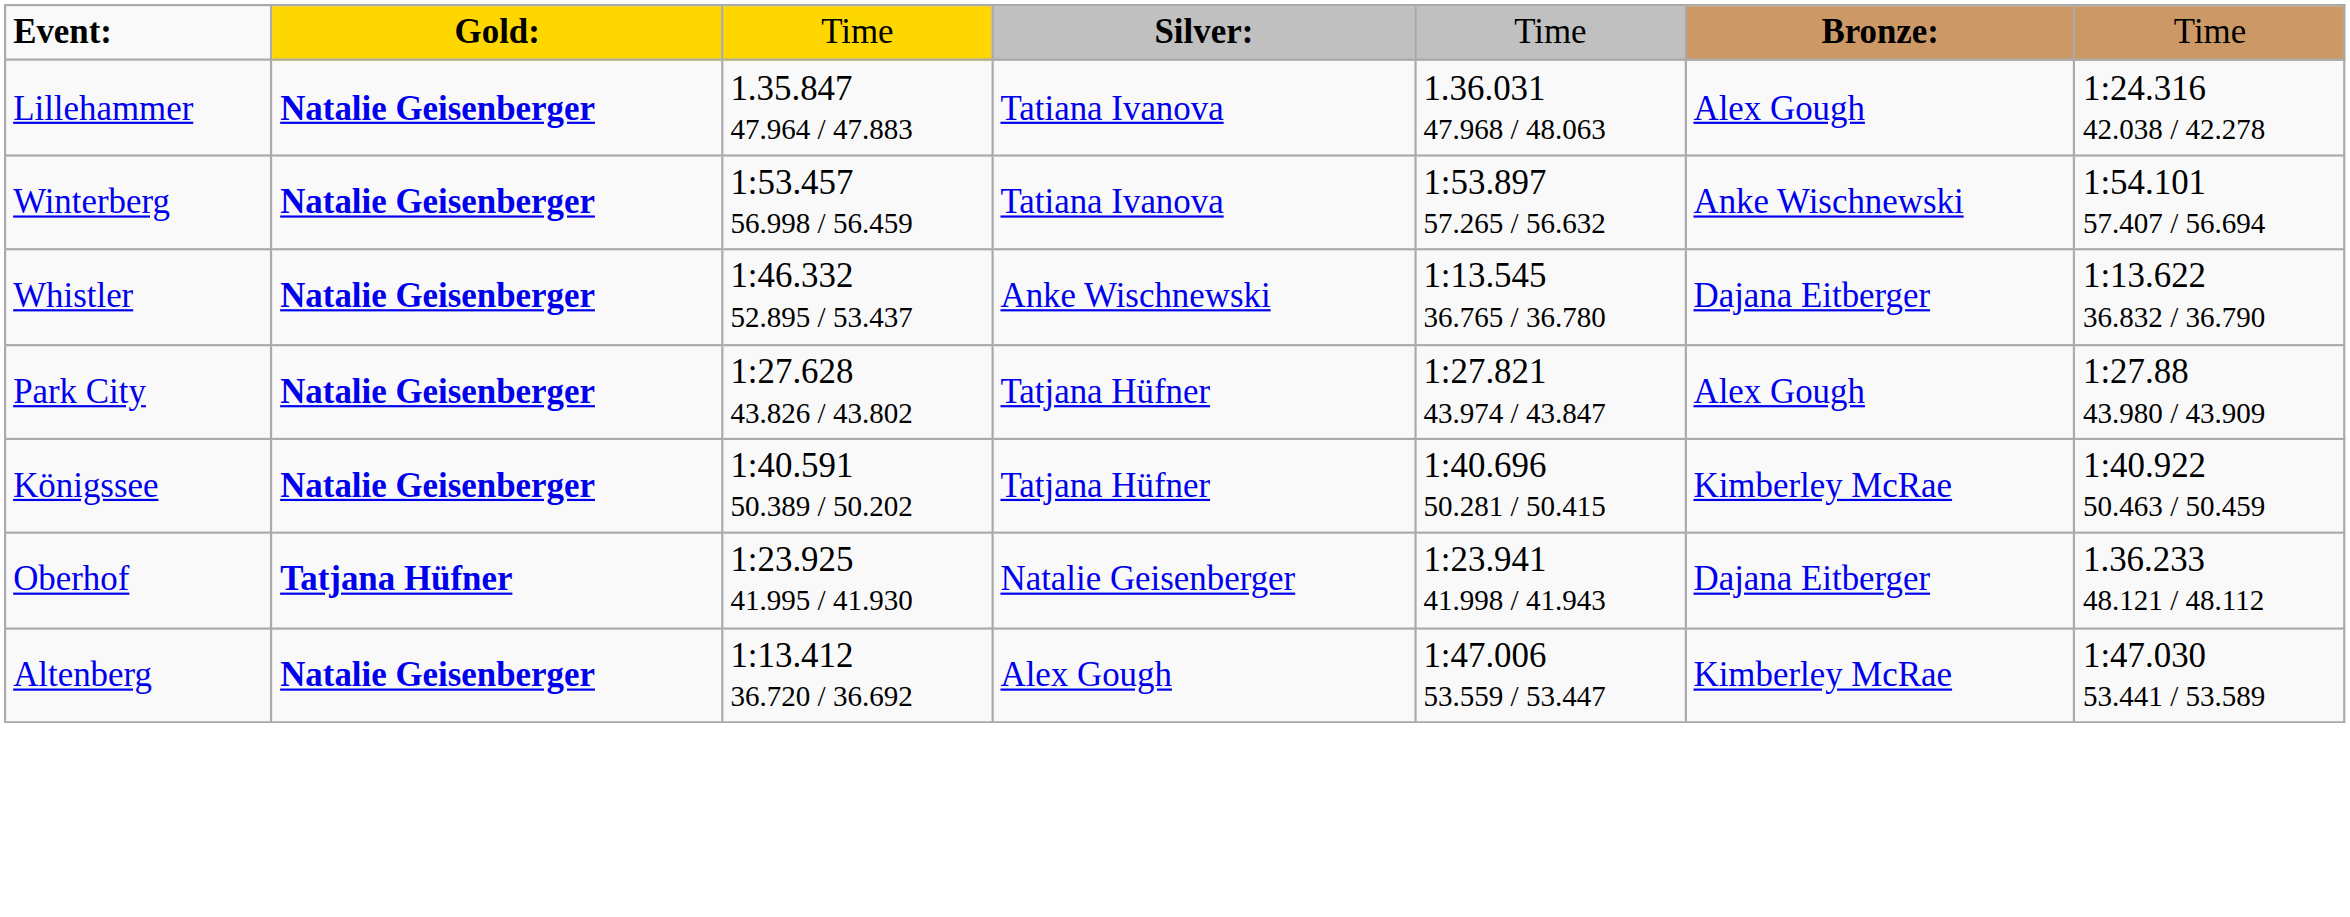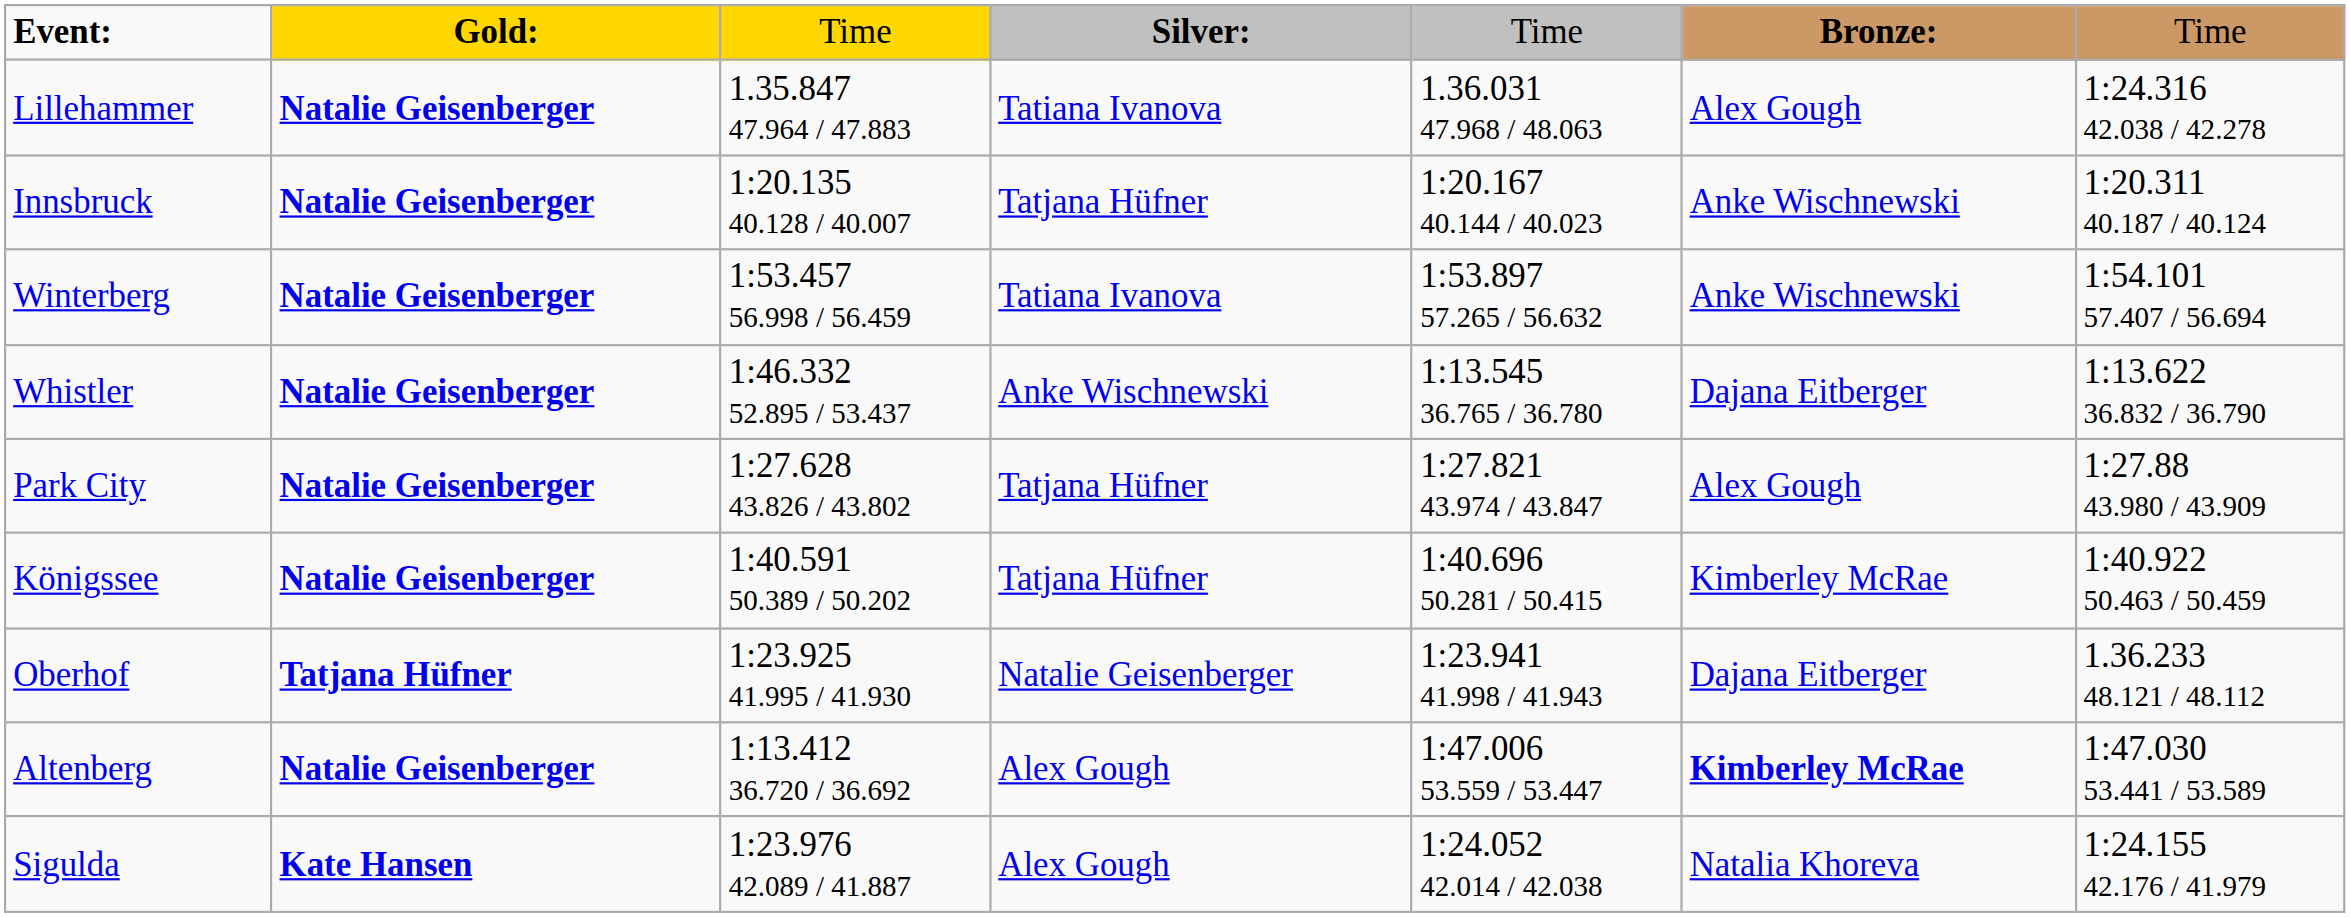+ row: (83, 201)
(1823, 674) normal -> (1827, 768) bold
+ row: (66, 863)
